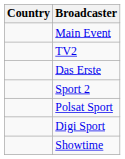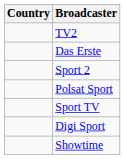- row: (83, 32)
+ row: (77, 107)
